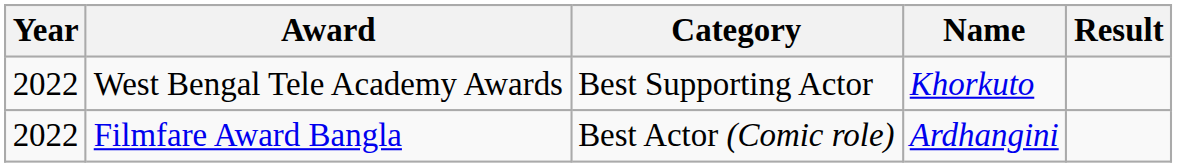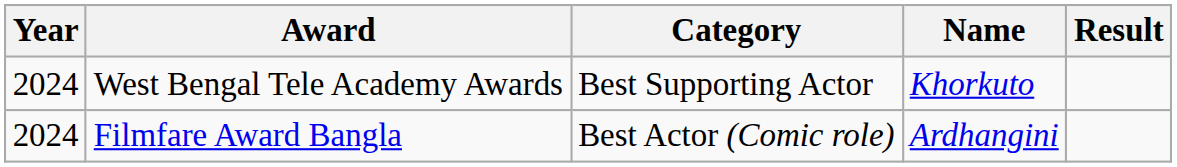(46, 82) 2022 -> (46, 82) 2024
(46, 135) 2022 -> (46, 135) 2024
